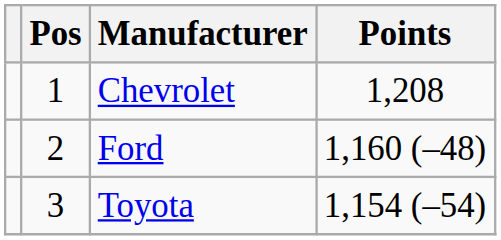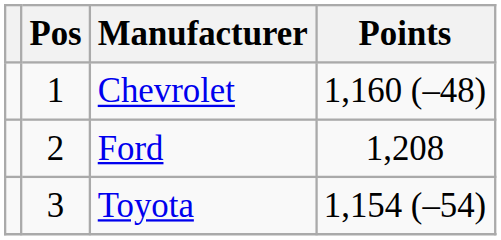(405, 90) 1,208 -> (405, 90) 1,160 (–48)
(405, 148) 1,160 (–48) -> (405, 148) 1,208
